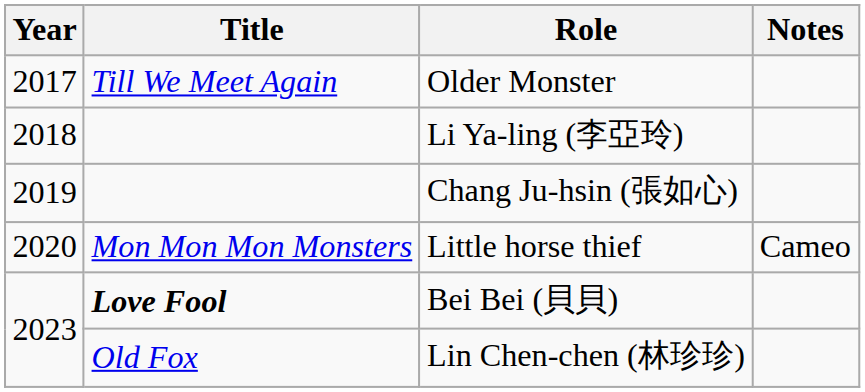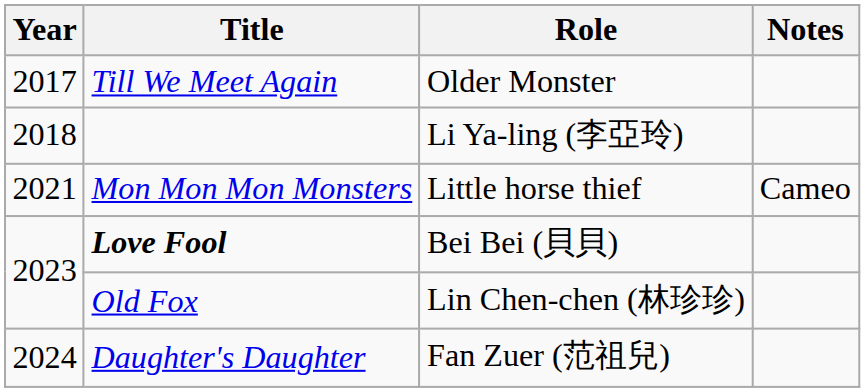- row: (583, 191)
(45, 246) 2020 -> (45, 189) 2021
+ row: (549, 356)
